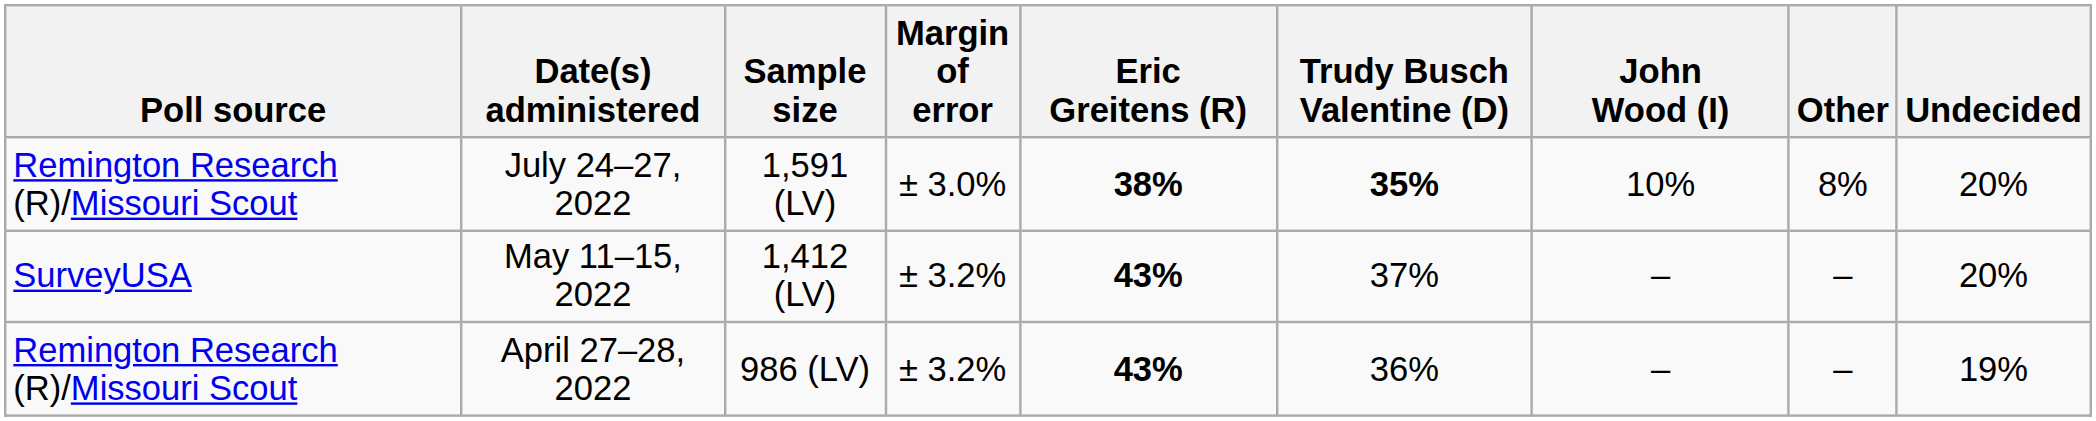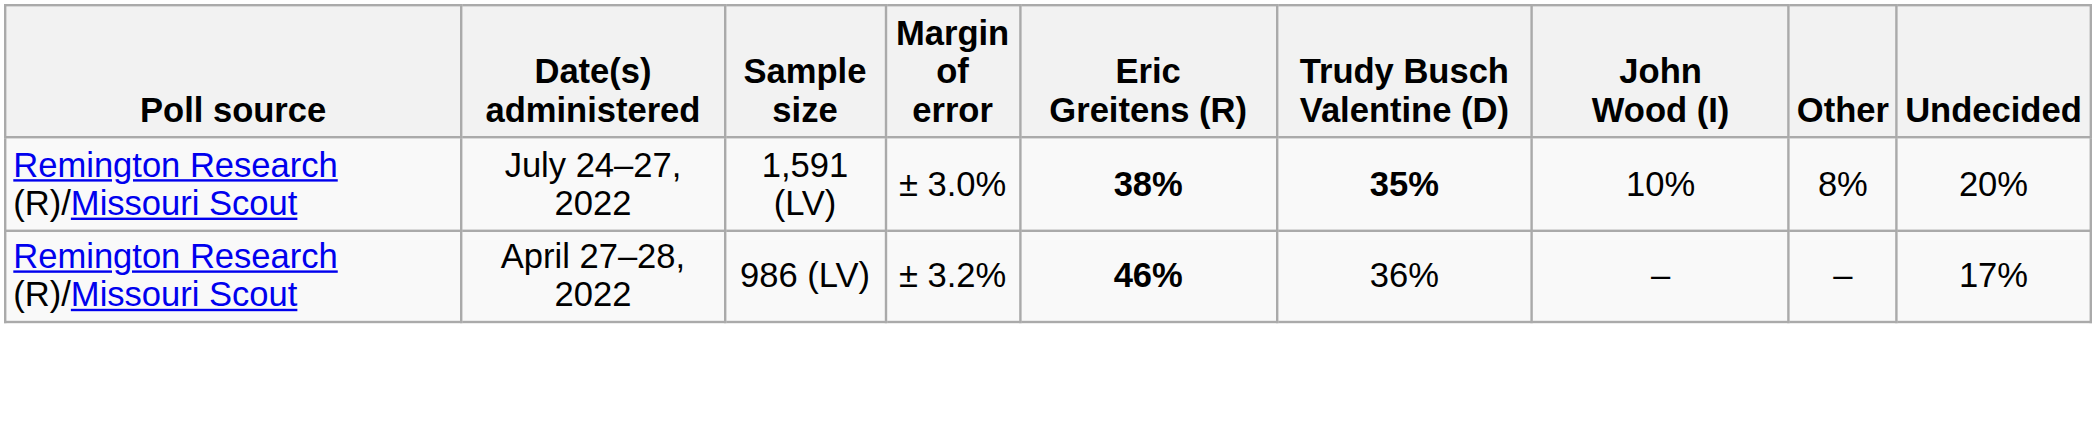- row: (593, 276)
(1148, 369) 43% -> (1148, 276) 46%
(1993, 369) 19% -> (1993, 276) 17%
